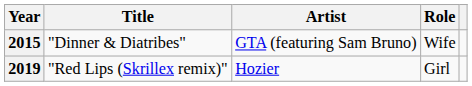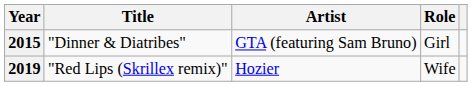(440, 42) Wife -> (437, 42) Girl
(437, 68) Girl -> (440, 68) Wife
